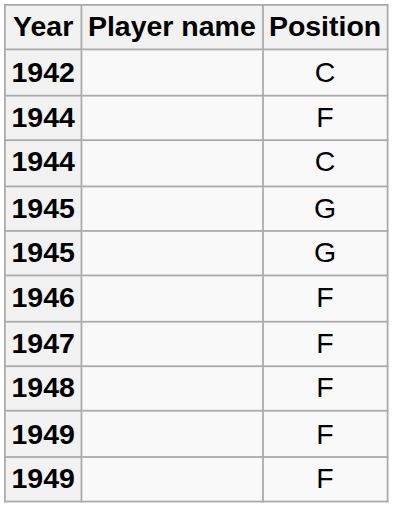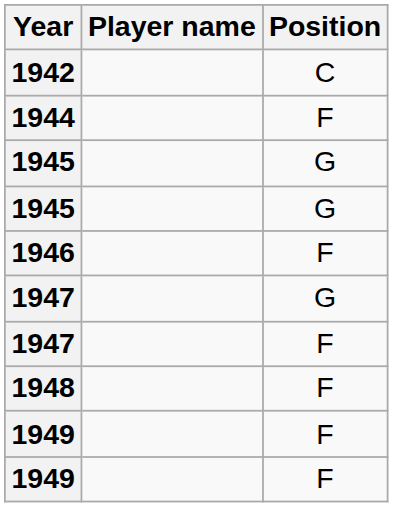- row: (43, 162)
+ row: (43, 298)
